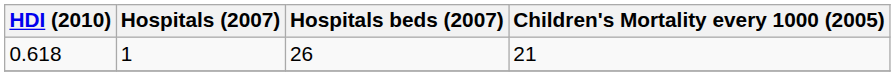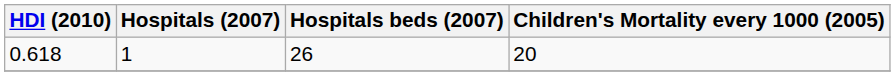(525, 53) 21 -> (525, 53) 20
